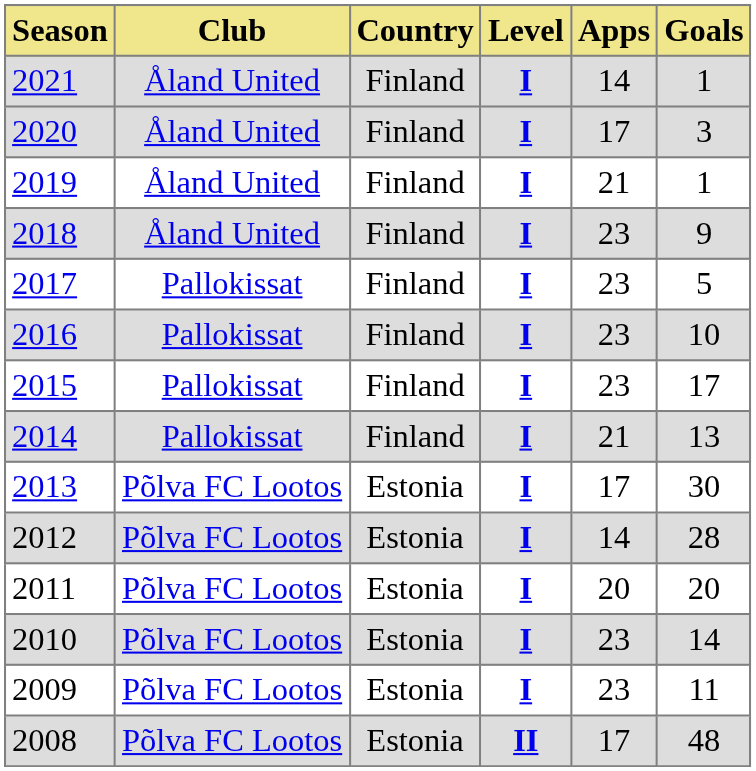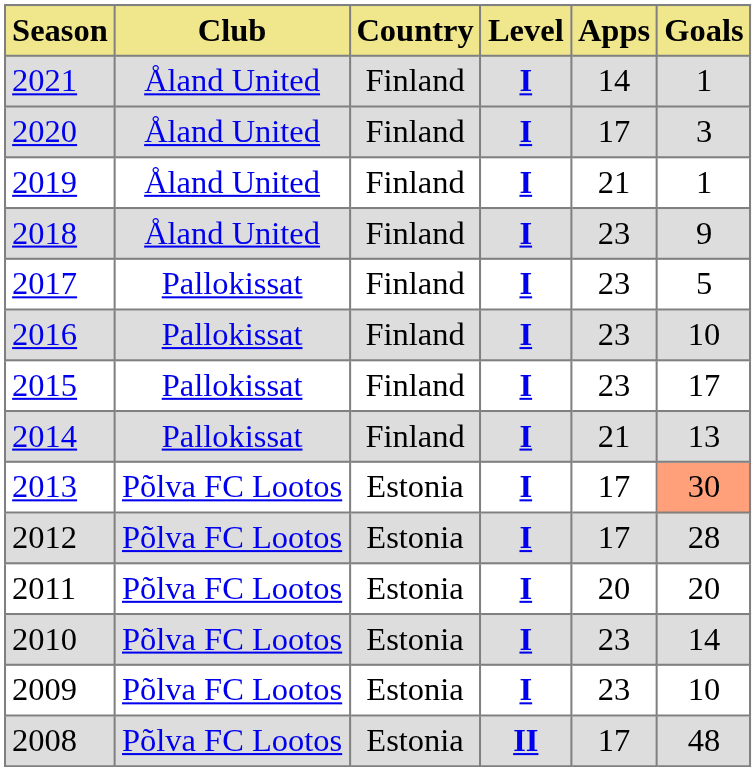(704, 486) no background -> (704, 486) lightsalmon background
(614, 537) 14 -> (614, 537) 17
(704, 689) 11 -> (704, 689) 10
